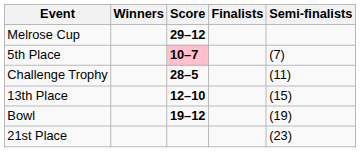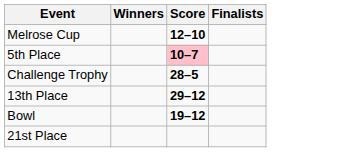- column: (311, 14)
(188, 34) 29–12 -> (188, 34) 12–10
(188, 95) 12–10 -> (188, 95) 29–12
